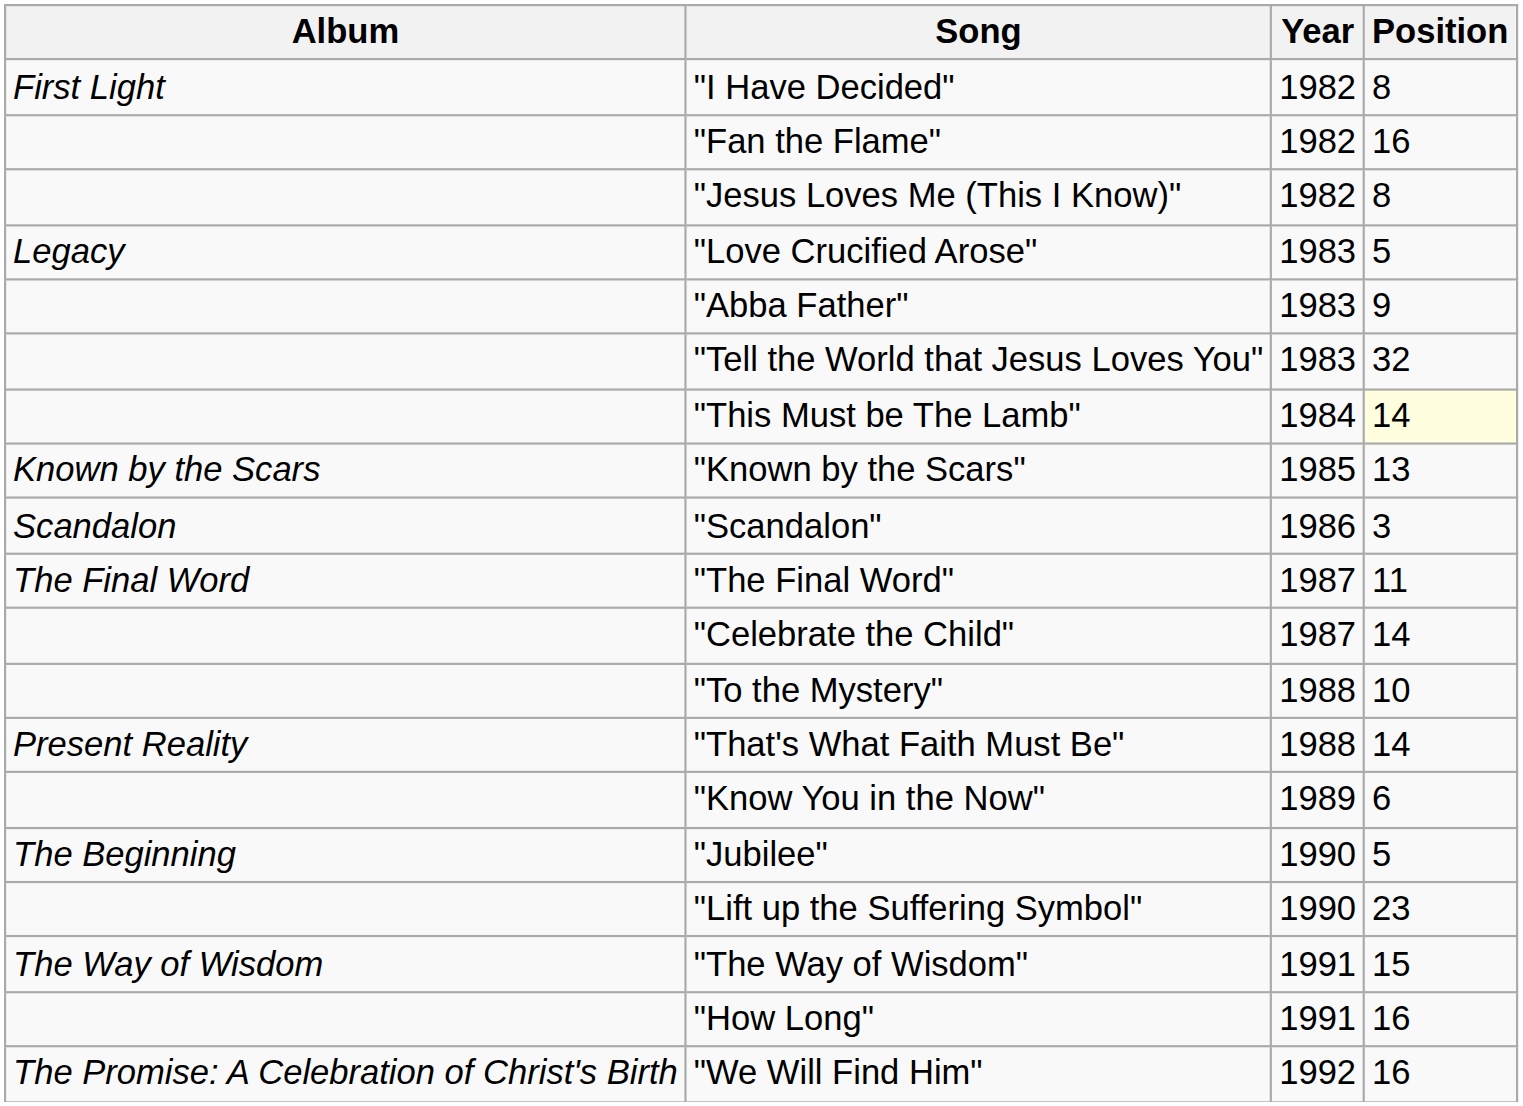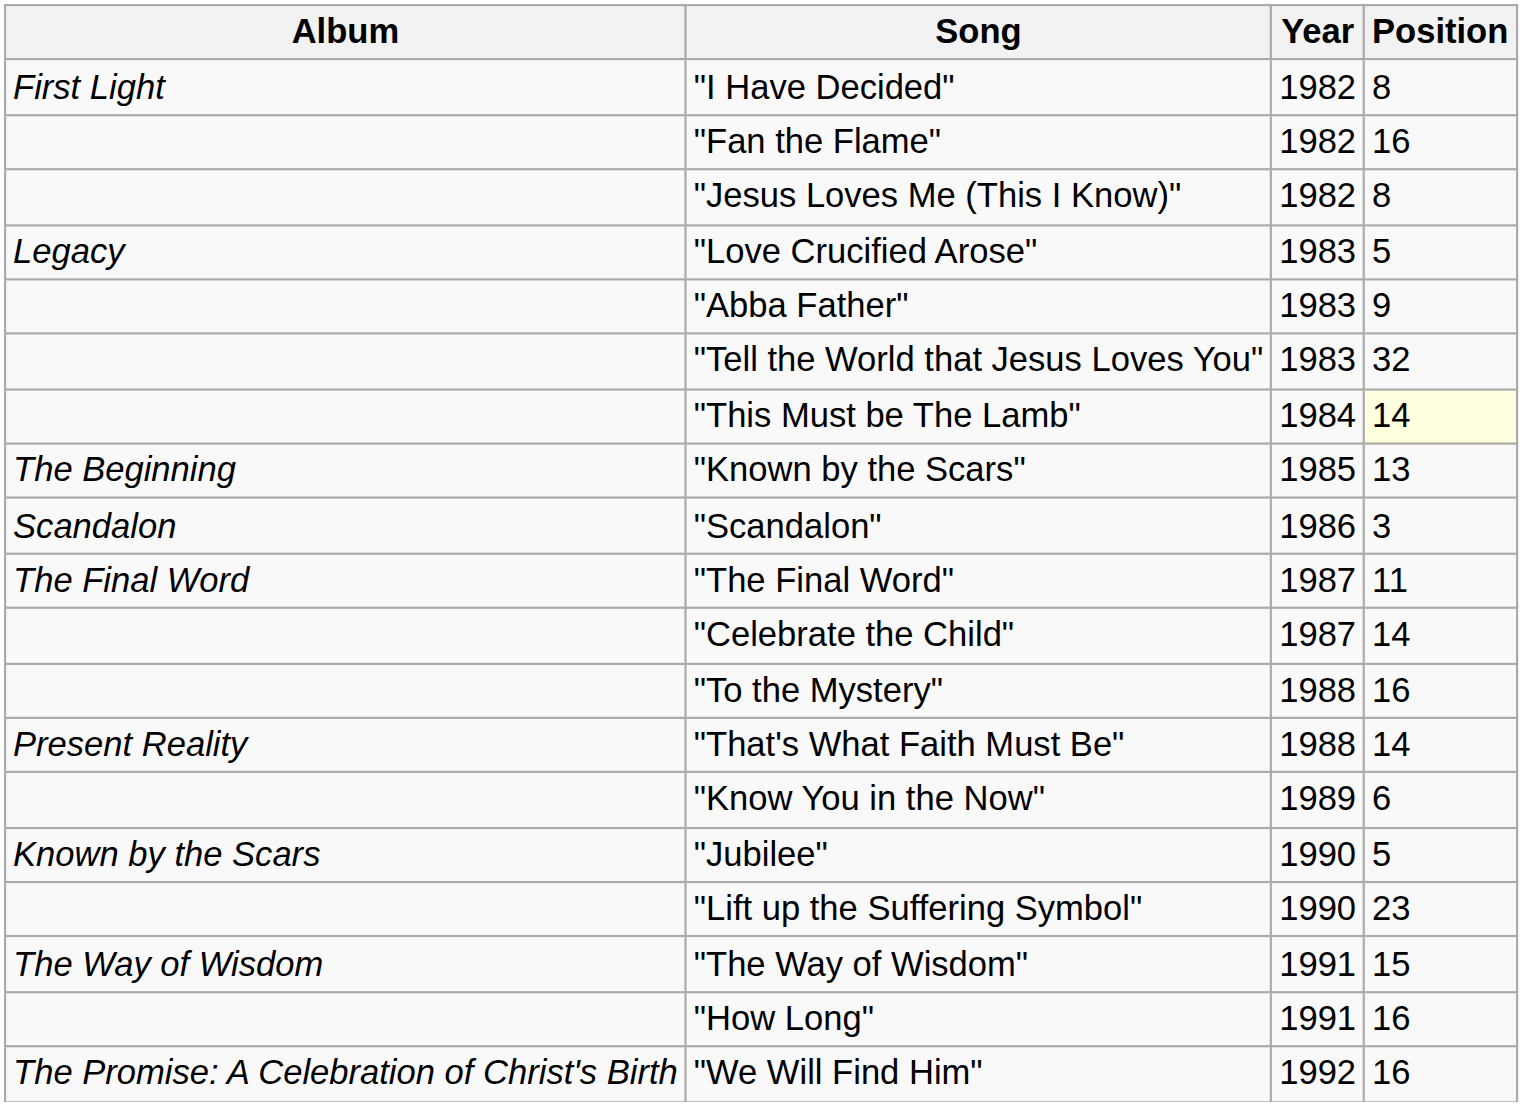(167, 470) Known by the Scars -> (124, 470) The Beginning
(1391, 689) 10 -> (1391, 689) 16
(124, 854) The Beginning -> (167, 854) Known by the Scars
